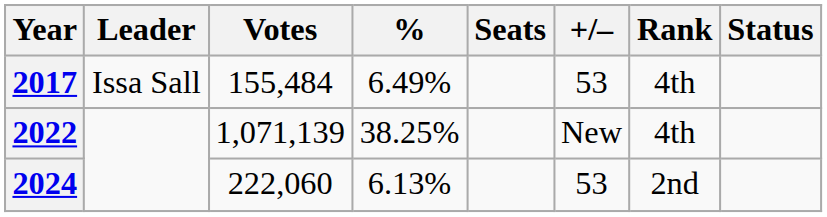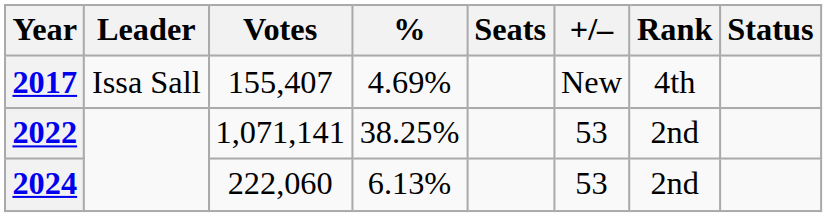(280, 81) 155,484 -> (280, 81) 155,407
(410, 81) 6.49% -> (410, 81) 4.69%
(592, 81) 53 -> (592, 81) New
(280, 132) 1,071,139 -> (280, 132) 1,071,141
(592, 132) New -> (592, 132) 53
(675, 132) 4th -> (675, 132) 2nd
